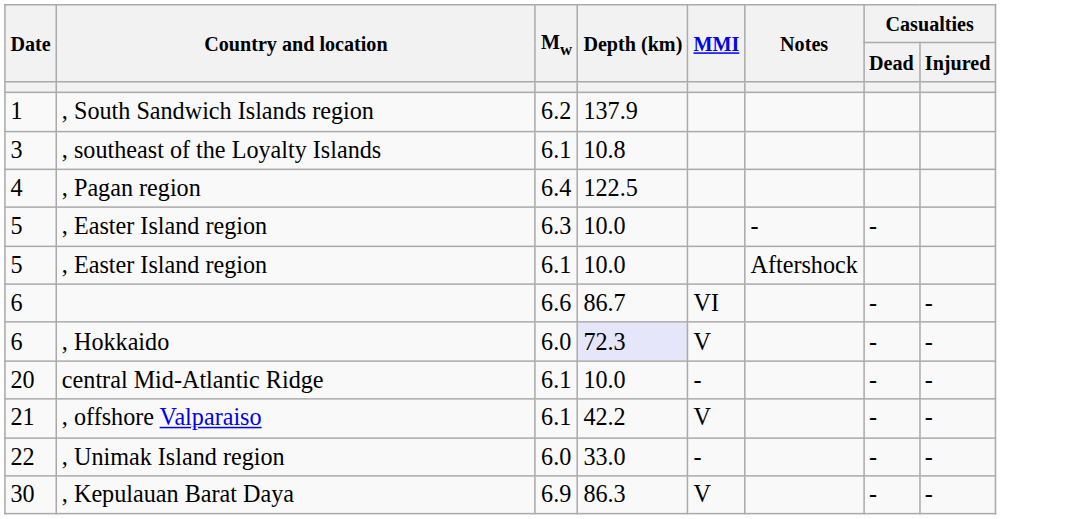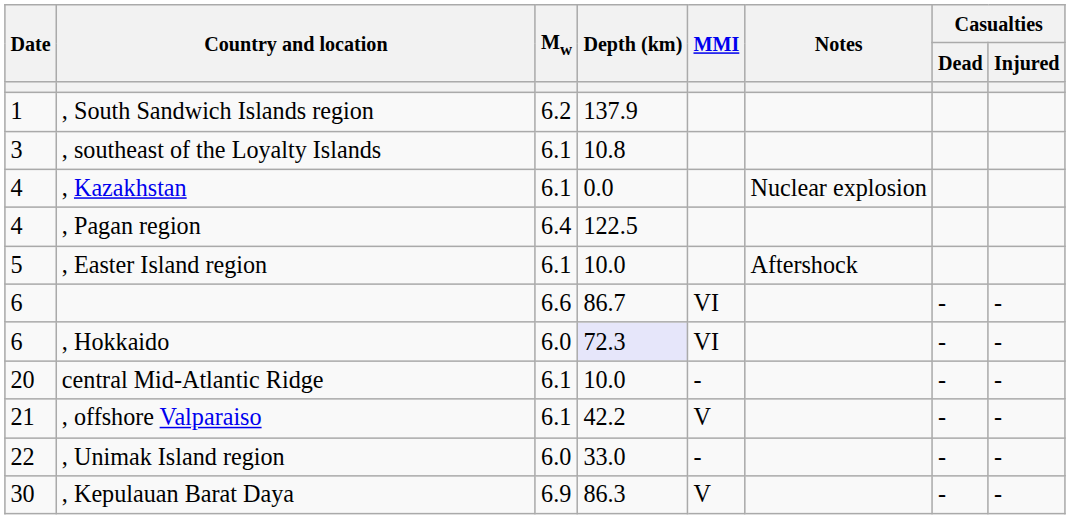+ row: (124, 188)
- row: (165, 226)
(702, 341) V -> (706, 341) VI
